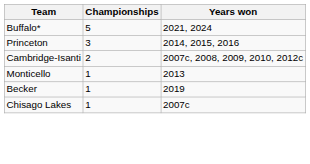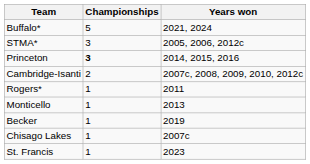+ row: (22, 43)
(88, 43) normal -> (88, 58) bold
+ row: (24, 89)
+ row: (30, 151)
